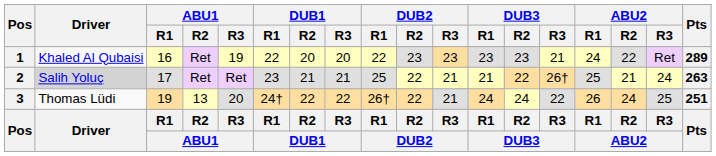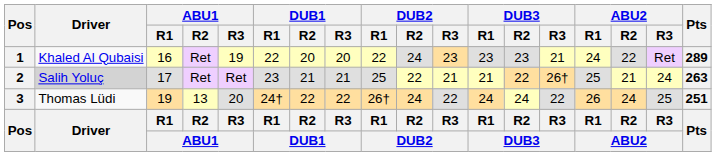(415, 57) 23 -> (415, 57) 24
(415, 99) 22 -> (415, 99) 24
(450, 99) 21 -> (450, 99) 22
